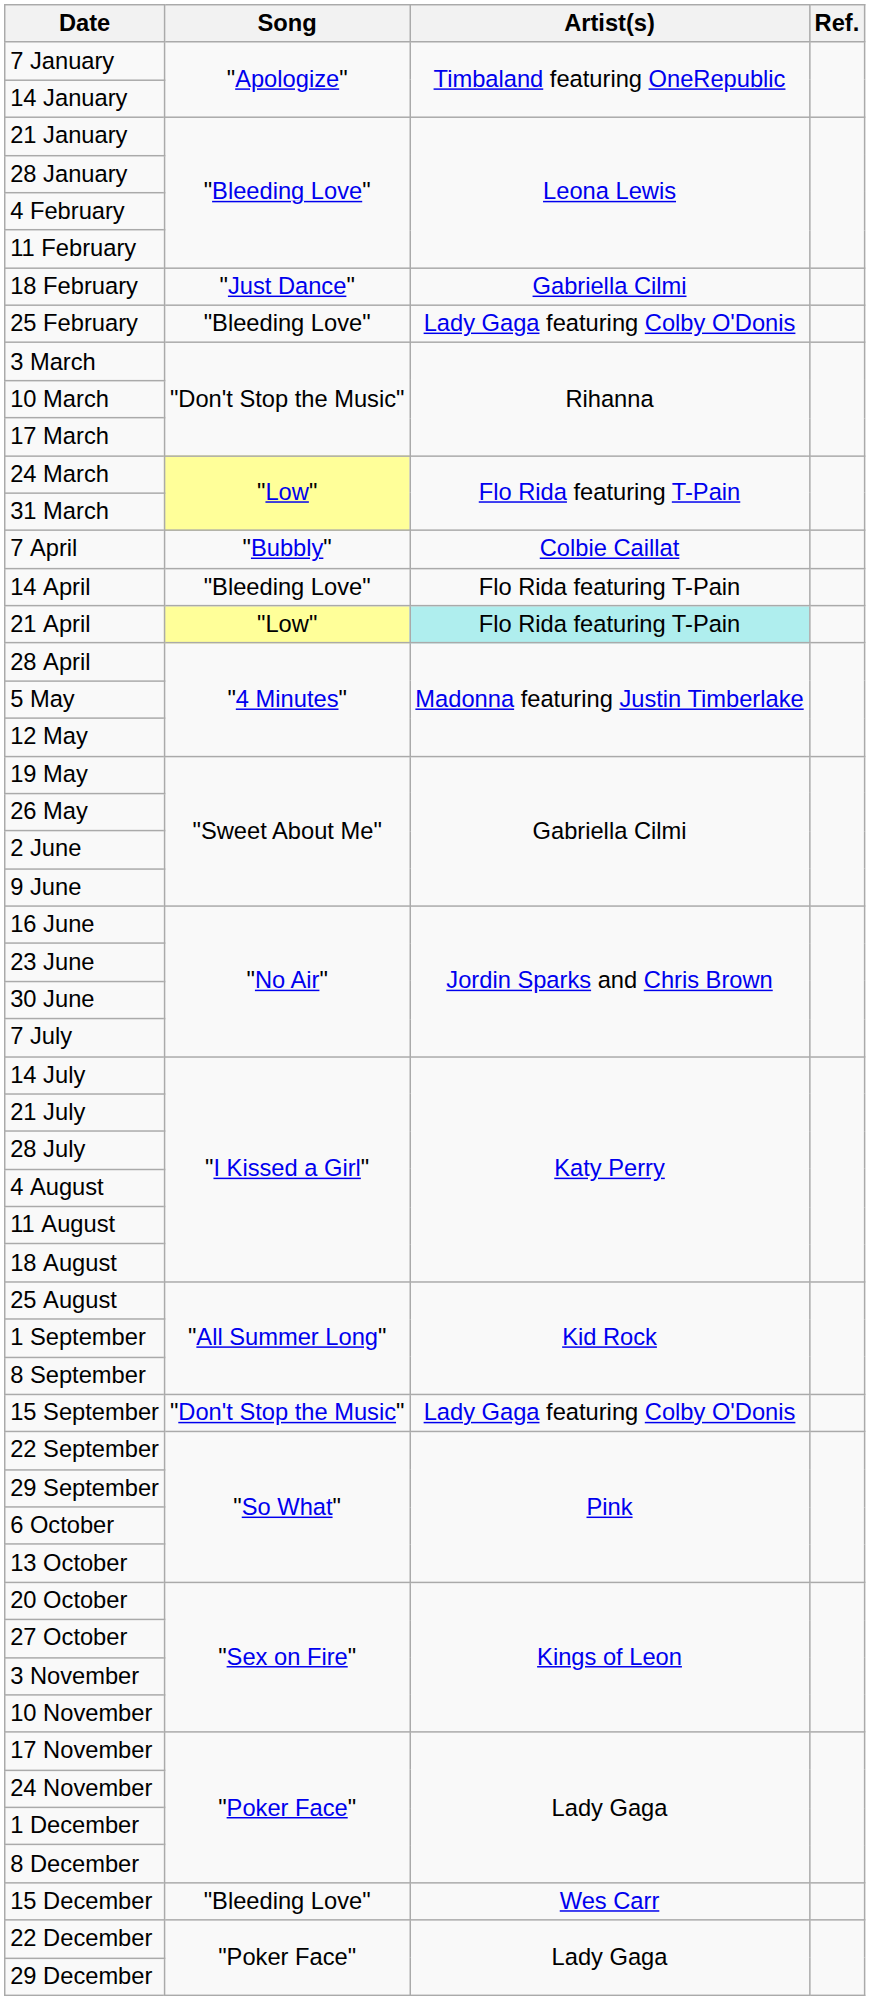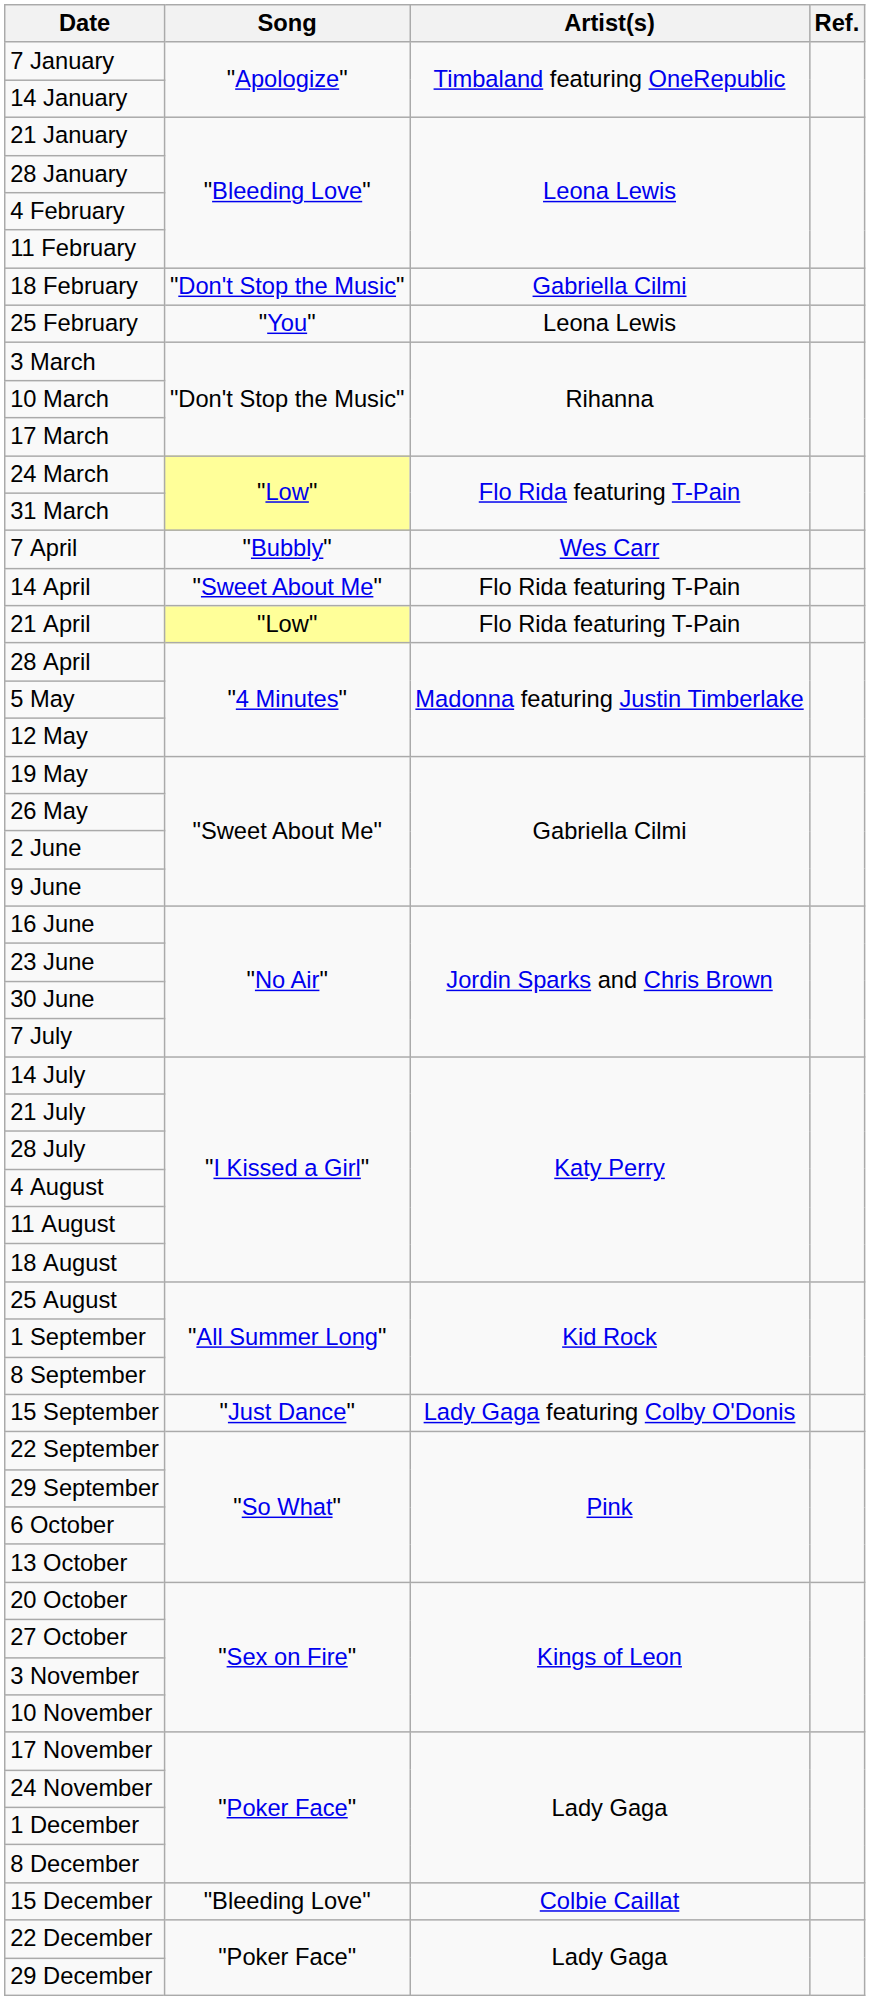(287, 286) "Just Dance" -> (287, 286) "Don't Stop the Music"
(287, 323) "Bleeding Love" -> (287, 323) "You"
(610, 323) Lady Gaga featuring Colby O'Donis -> (610, 323) Leona Lewis
(610, 549) Colbie Caillat -> (610, 549) Wes Carr
(287, 586) "Bleeding Love" -> (287, 586) "Sweet About Me"
(610, 624) paleturquoise background -> (610, 624) no background
(287, 1412) "Don't Stop the Music" -> (287, 1412) "Just Dance"
(610, 1901) Wes Carr -> (610, 1901) Colbie Caillat
